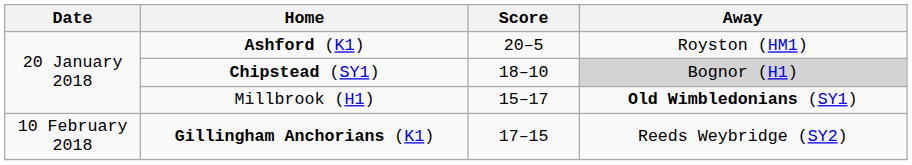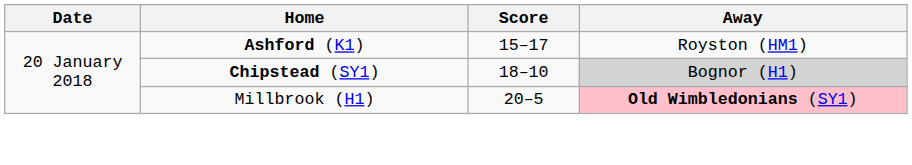(524, 45) 20–5 -> (524, 45) 15–17
(524, 100) 15–17 -> (524, 100) 20–5
(743, 100) no background -> (743, 100) pink background
- row: (305, 136)
